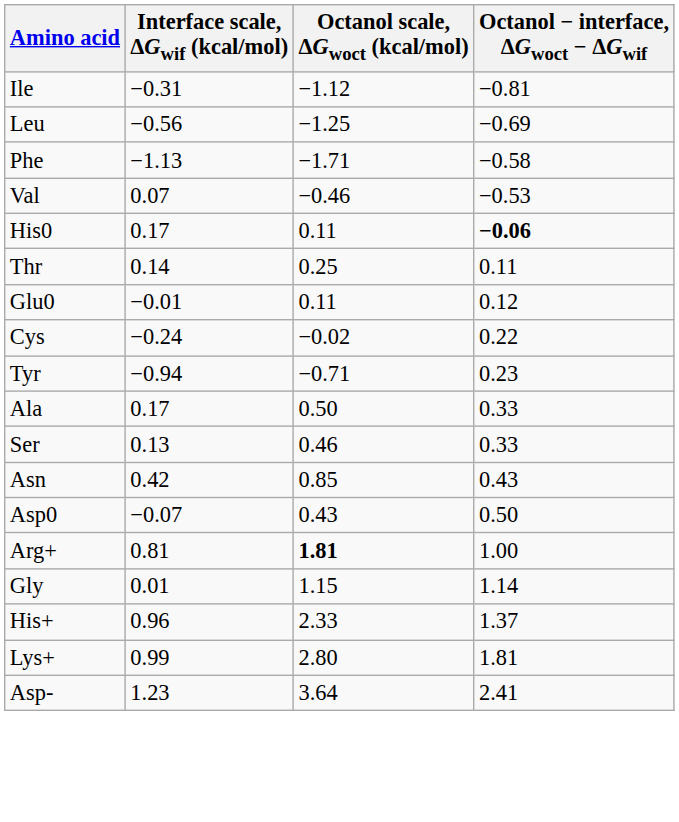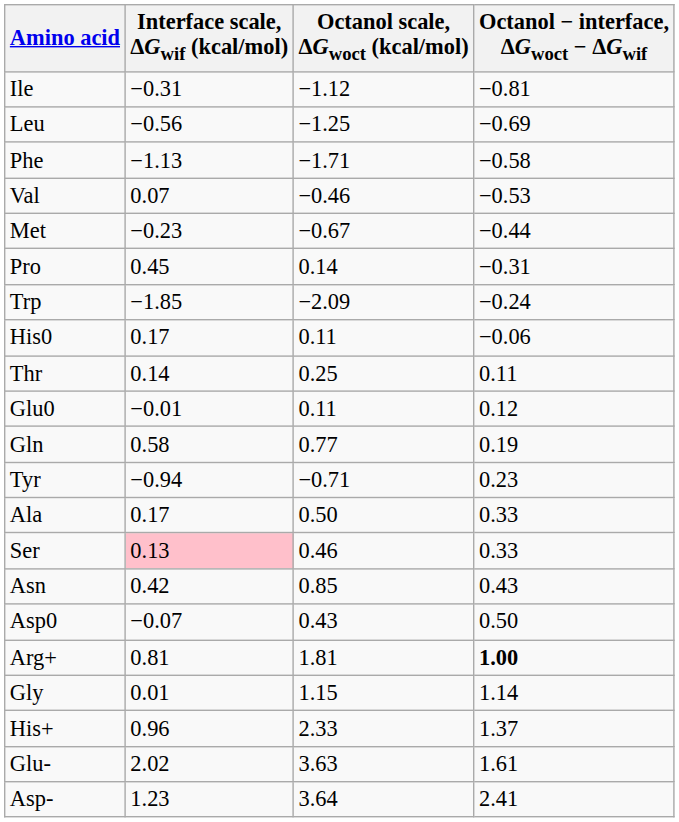+ row: (28, 230)
+ row: (25, 266)
+ row: (26, 302)
(505, 230) bold -> (505, 337) normal
+ row: (27, 444)
- row: (27, 337)
(150, 444) no background -> (150, 550) pink background
(318, 550) bold -> (318, 657) normal
(499, 550) normal -> (499, 657) bold
+ row: (30, 763)
- row: (32, 657)
